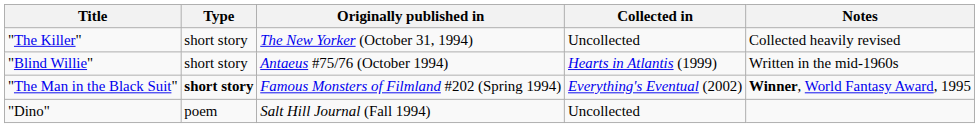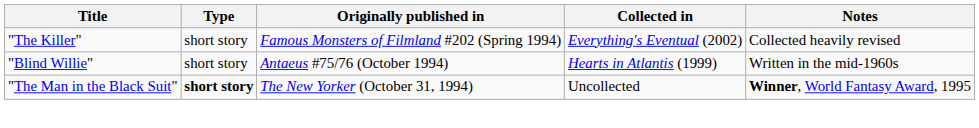(367, 39) The New Yorker (October 31, 1994) -> (411, 39) Famous Monsters of Filmland #202 (Spring 1994)
(604, 39) Uncollected -> (655, 39) Everything's Eventual (2002)
(411, 87) Famous Monsters of Filmland #202 (Spring 1994) -> (367, 87) The New Yorker (October 31, 1994)
(655, 87) Everything's Eventual (2002) -> (604, 87) Uncollected
- row: (29, 110)
